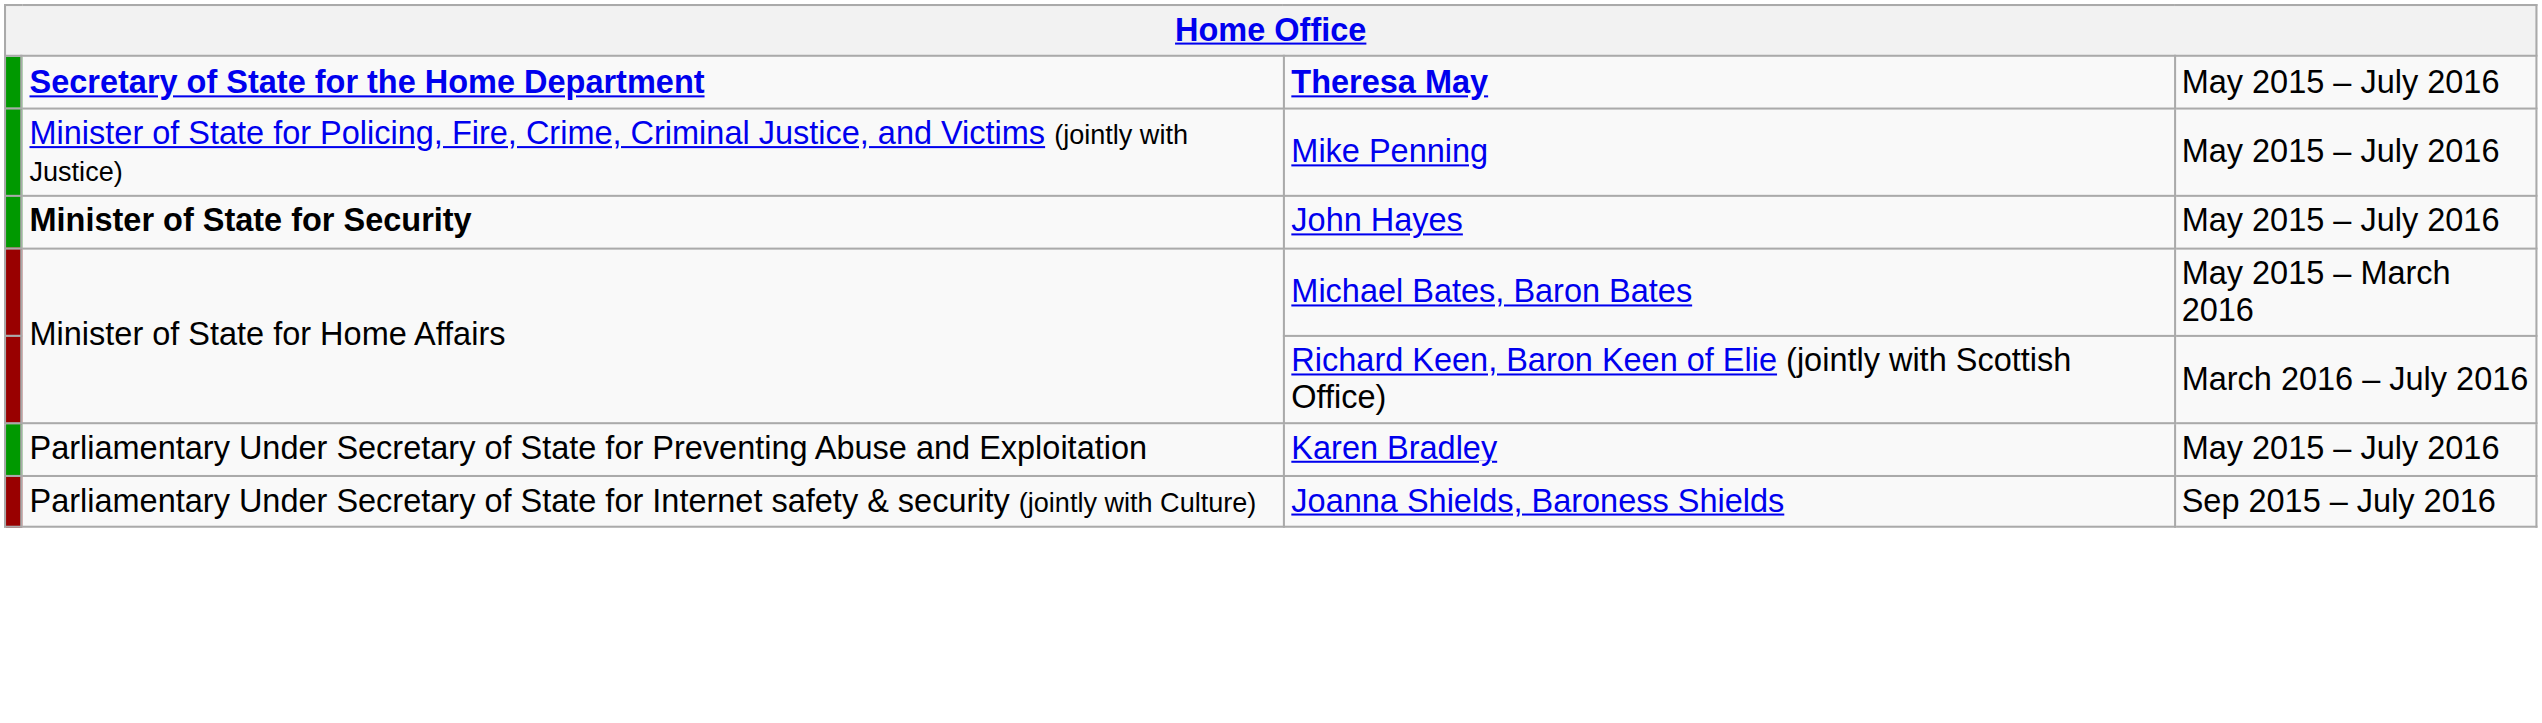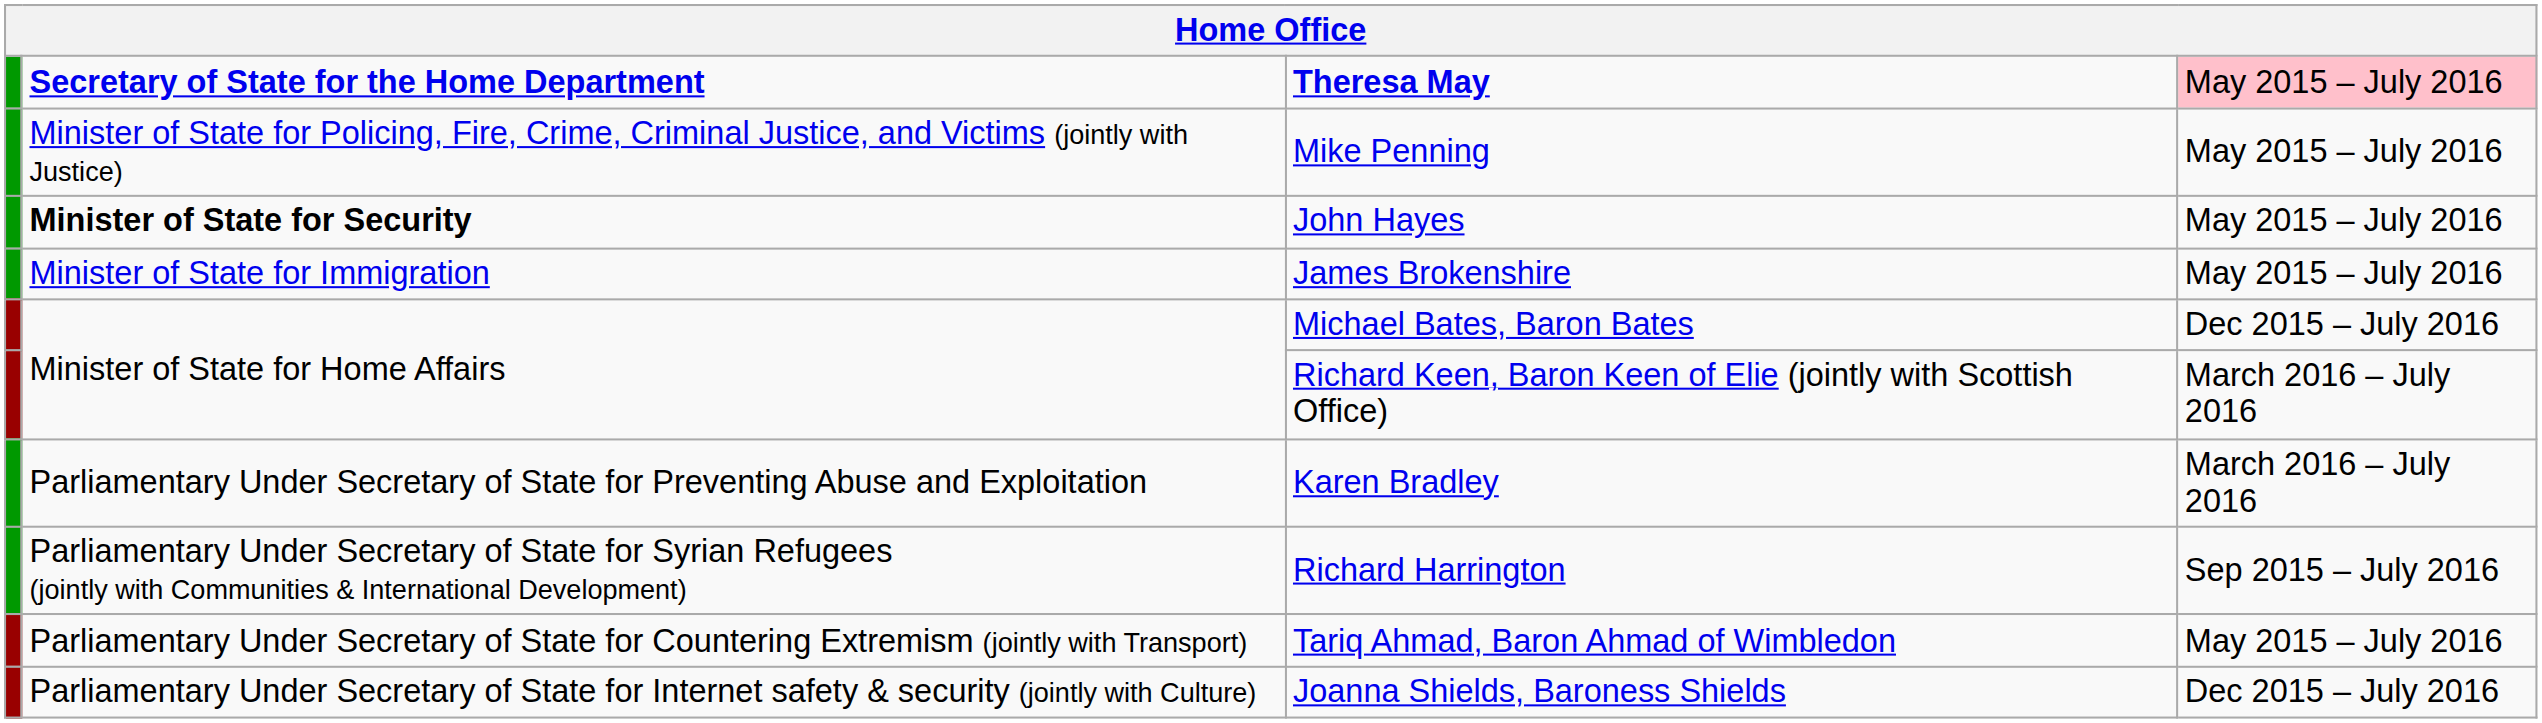(2341, 81) no background -> (2344, 81) pink background
+ row: (1432, 272)
(2316, 291) May 2015 – March 2016 -> (2342, 324) Dec 2015 – July 2016
(2341, 448) May 2015 – July 2016 -> (2318, 482) March 2016 – July 2016
+ row: (1429, 570)
+ row: (1594, 640)
(2339, 500) Sep 2015 – July 2016 -> (2342, 691) Dec 2015 – July 2016
